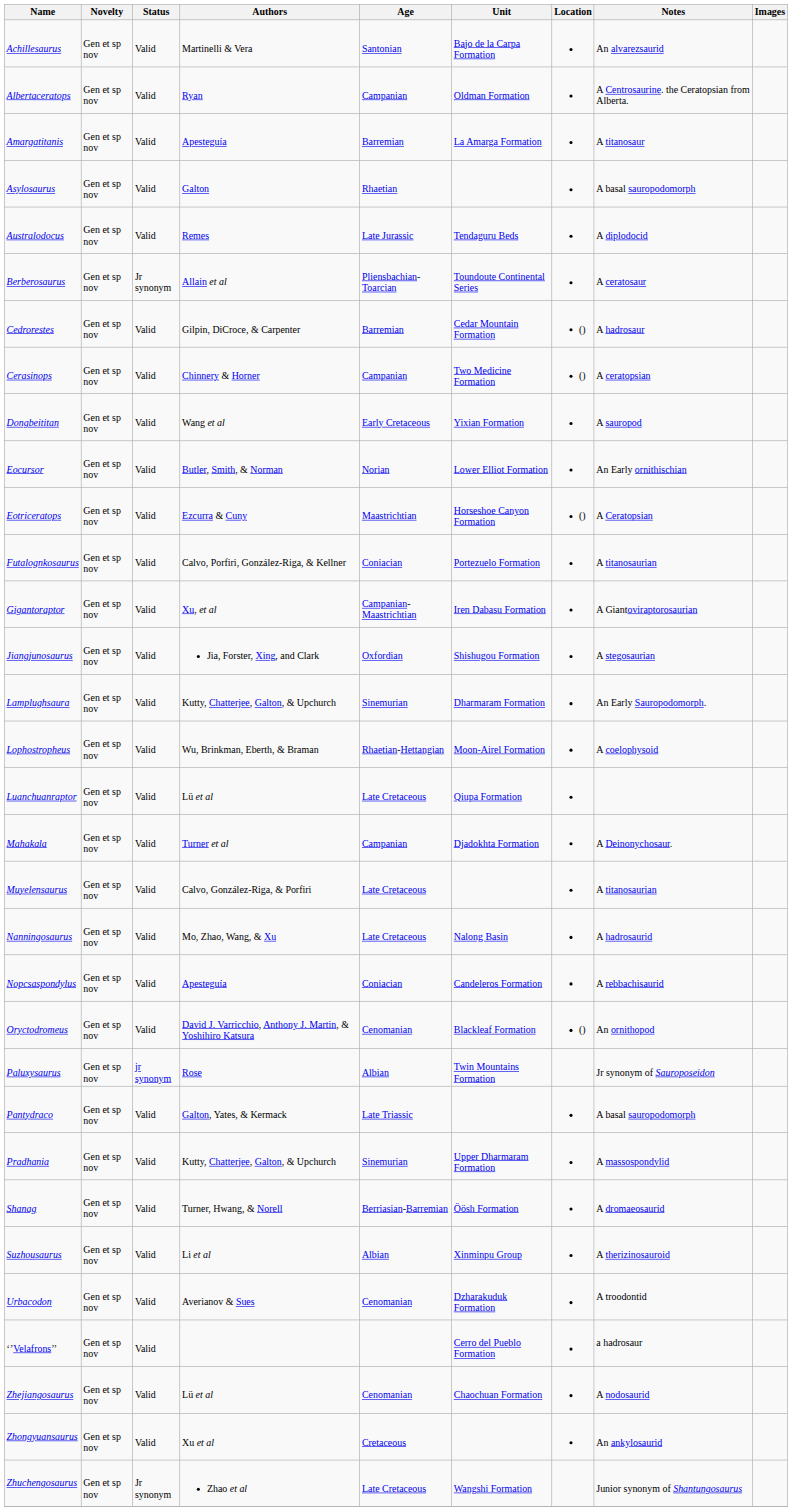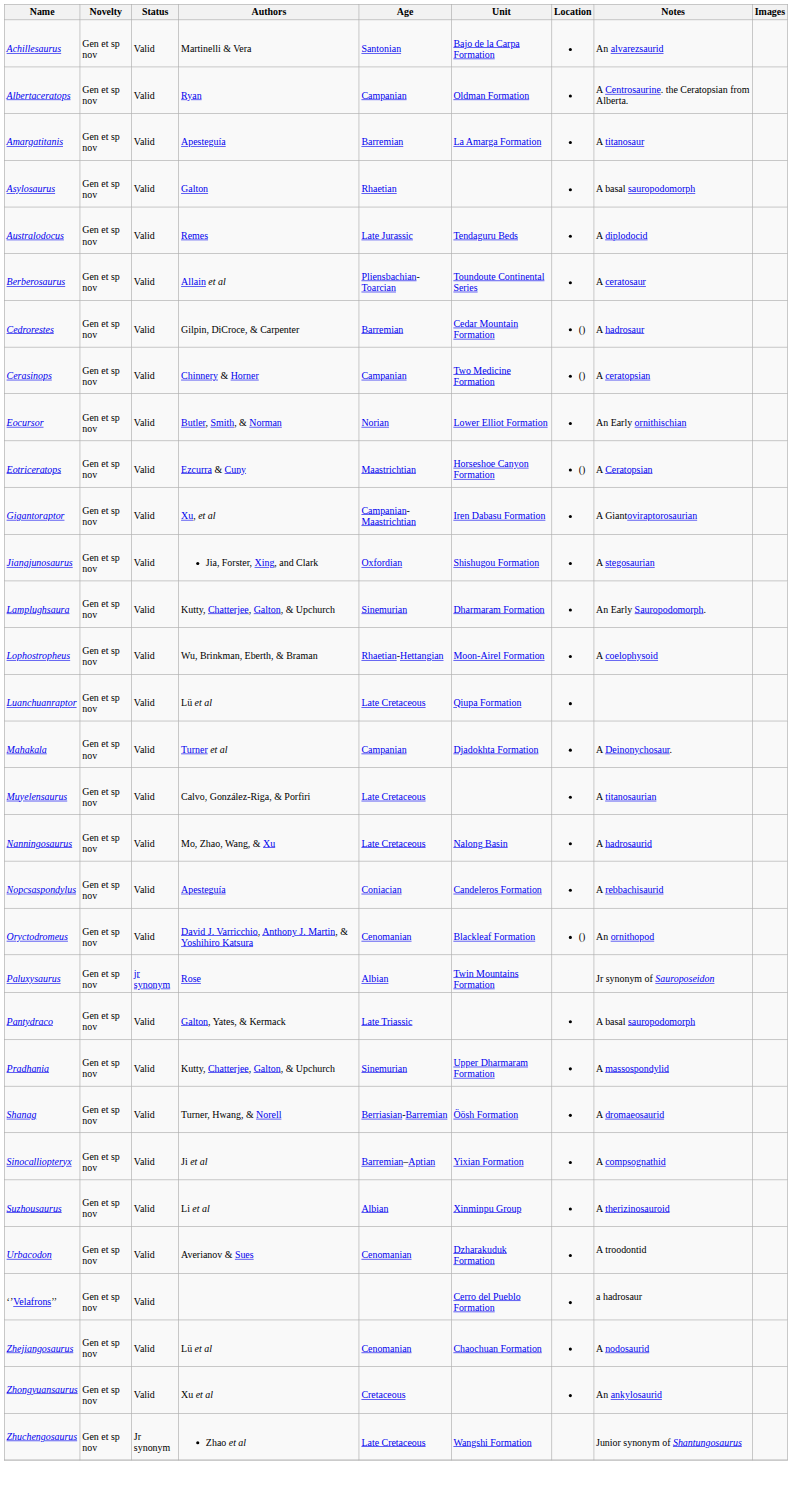(153, 282) Jr synonym -> (144, 282) Valid
- row: (33, 423)
- row: (43, 563)
+ row: (39, 1162)
